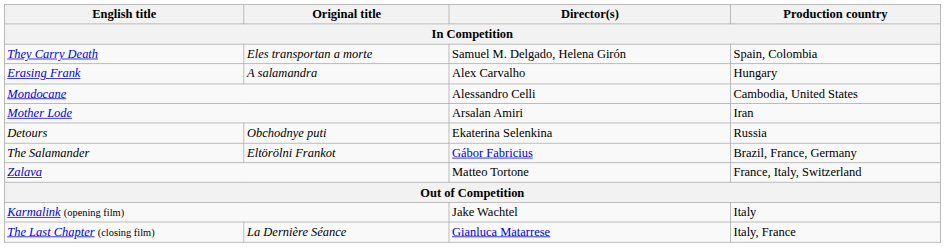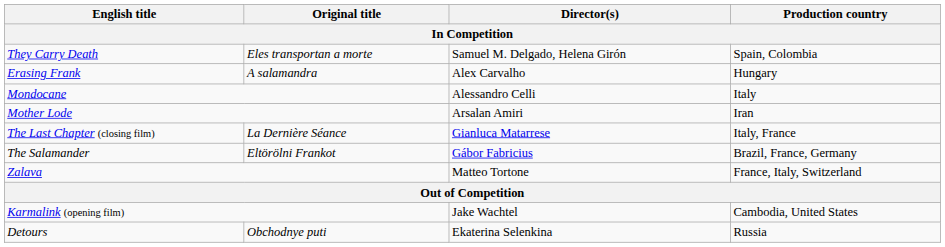(796, 93) Cambodia, United States -> (745, 93) Italy
rows swapped: (27, 133) <-> (81, 232)
(745, 212) Italy -> (796, 212) Cambodia, United States
